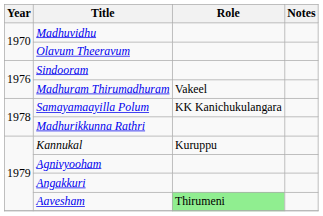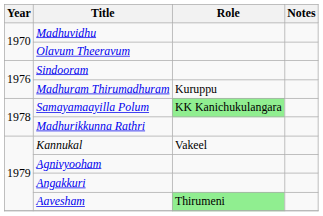(191, 88) Vakeel -> (196, 88) Kuruppu
(228, 107) no background -> (228, 107) lightgreen background
(196, 145) Kuruppu -> (191, 145) Vakeel
